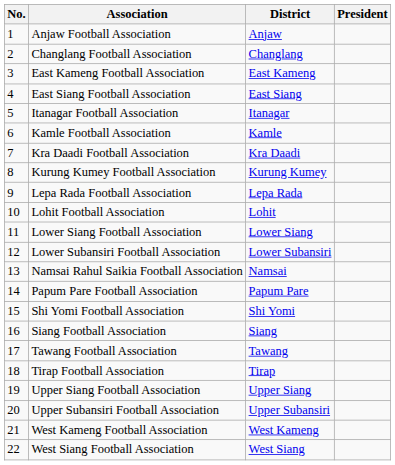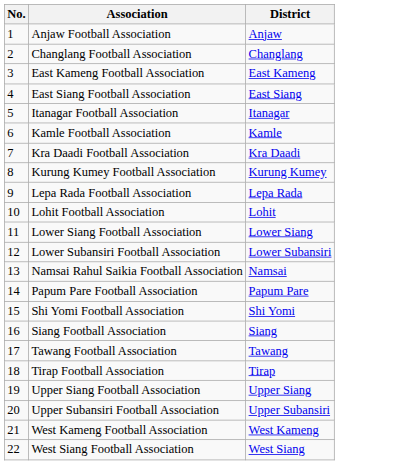- column: (362, 14)
